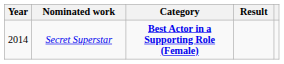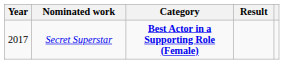(18, 39) 2014 -> (18, 39) 2017
